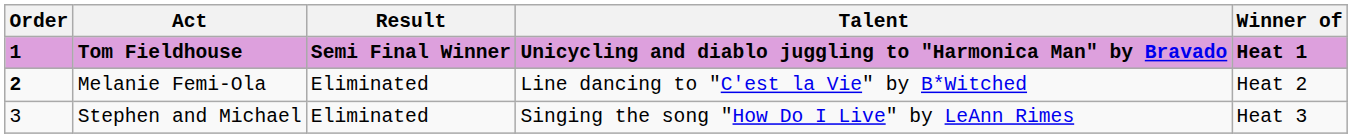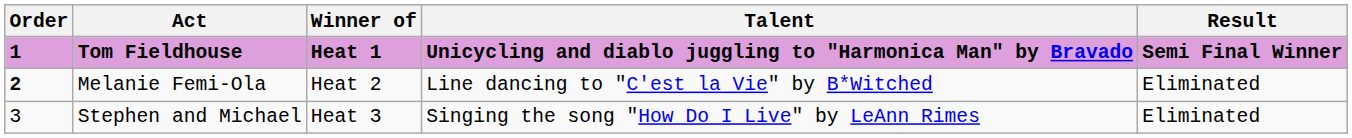columns swapped: (1290, 21) <-> (411, 21)
